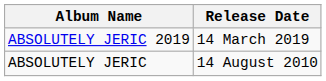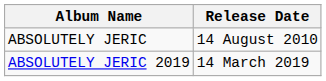rows swapped: (77, 63) <-> (99, 40)
